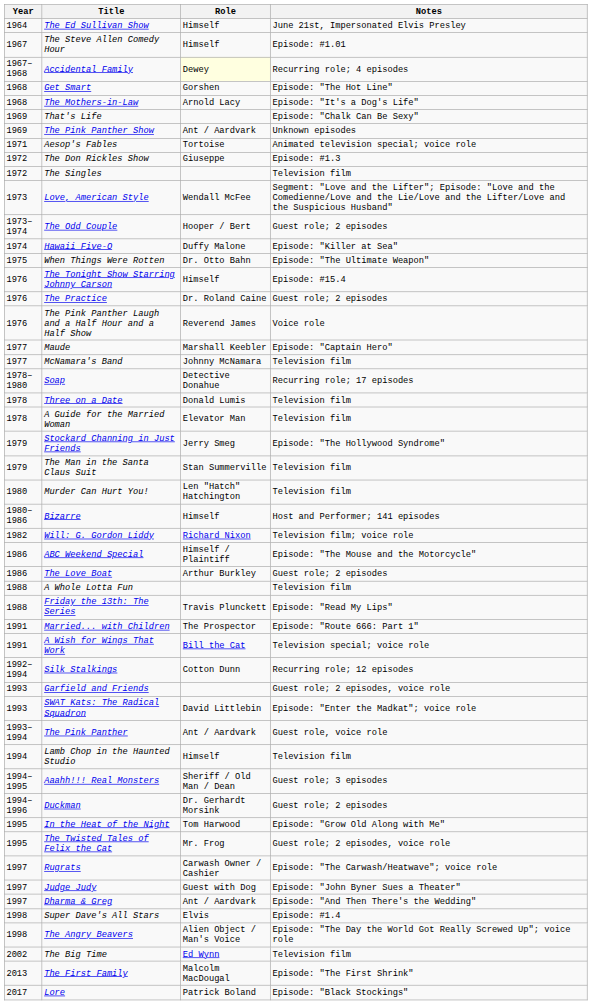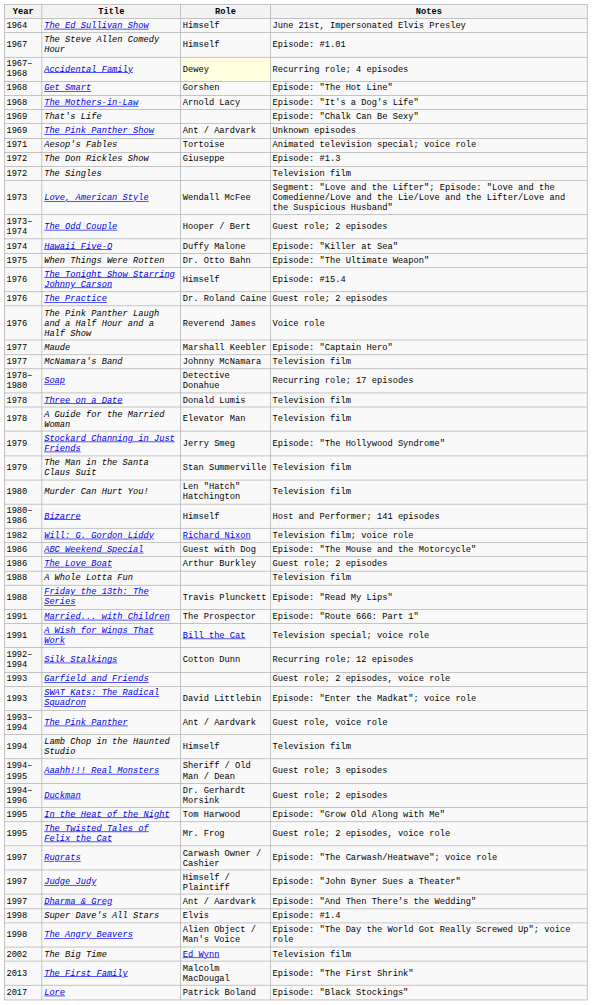(206, 555) Himself / Plaintiff -> (219, 550) Guest with Dog
(219, 887) Guest with Dog -> (206, 882) Himself / Plaintiff
